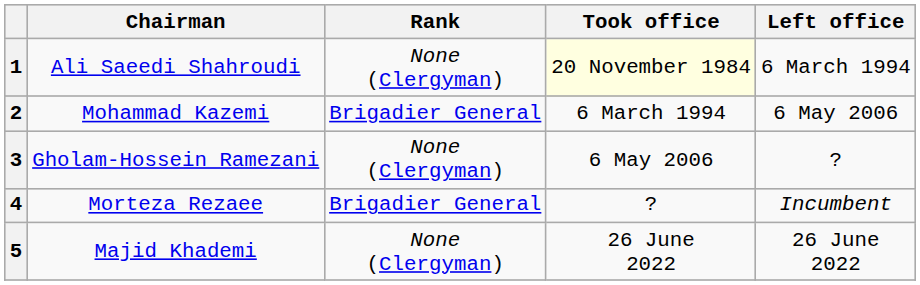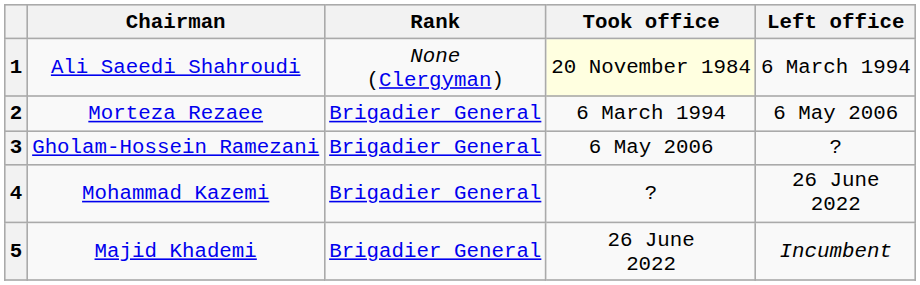(176, 114) Mohammad Kazemi -> (176, 114) Morteza Rezaee
(435, 159) None (Clergyman) -> (435, 147) Brigadier General
(176, 205) Morteza Rezaee -> (176, 193) Mohammad Kazemi
(836, 205) Incumbent -> (836, 193) 26 June 2022
(435, 251) None (Clergyman) -> (435, 251) Brigadier General
(836, 251) 26 June 2022 -> (836, 251) Incumbent
